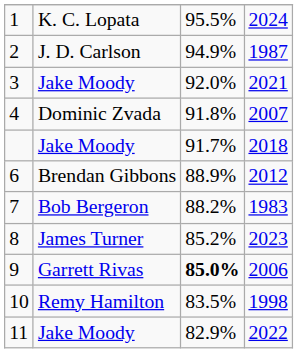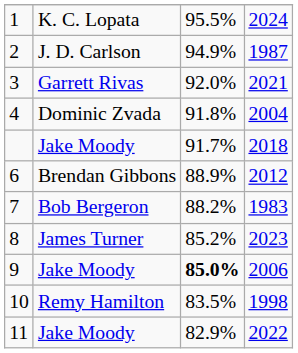(86, 82) Jake Moody -> (91, 82) Garrett Rivas
(268, 113) 2007 -> (268, 113) 2004
(91, 269) Garrett Rivas -> (86, 269) Jake Moody
